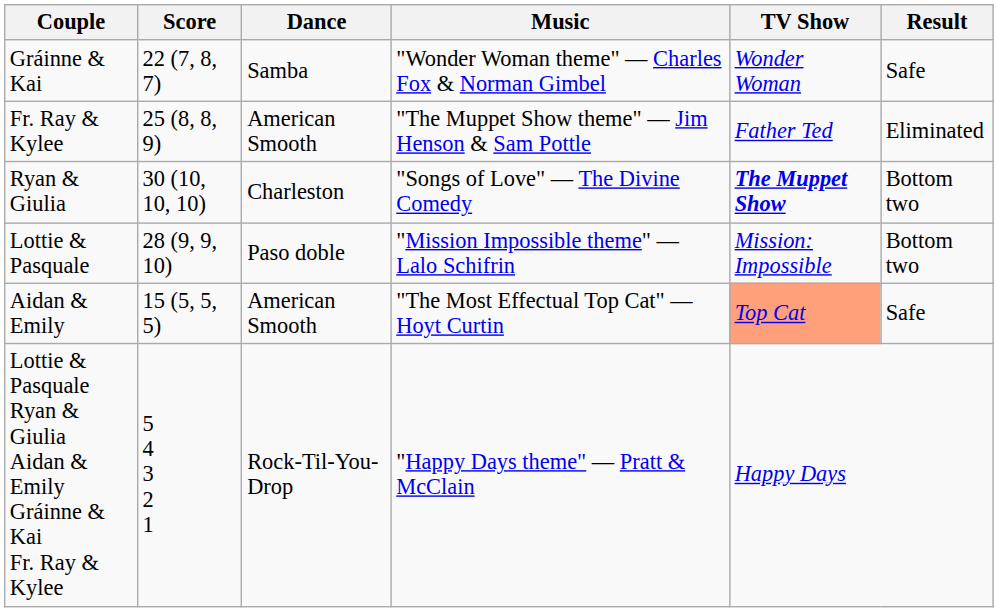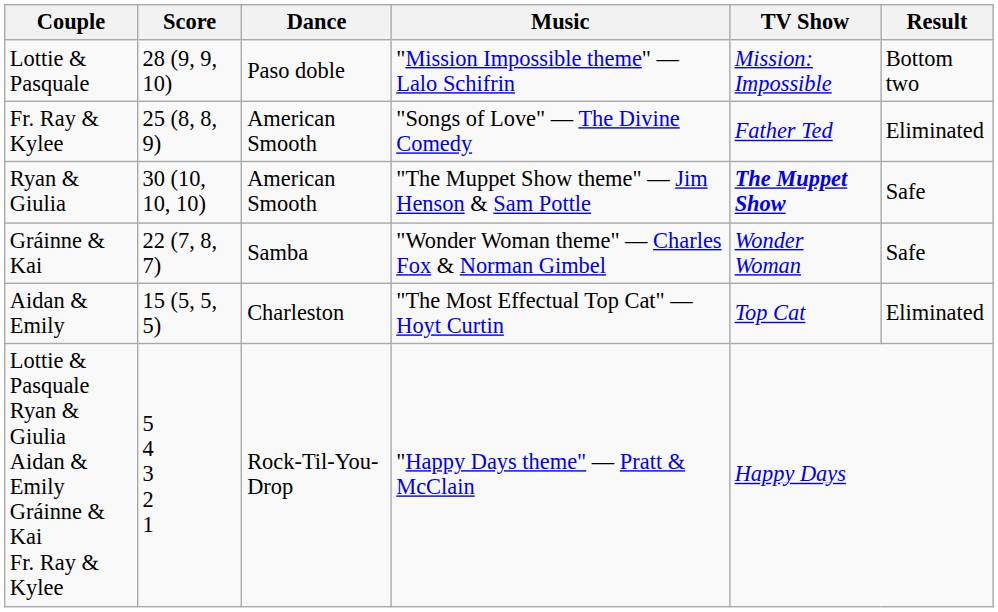rows swapped: (57, 70) <-> (50, 252)
(552, 131) "The Muppet Show theme" — Jim Henson & Sam Pottle -> (538, 131) "Songs of Love" — The Divine Comedy
(296, 191) Charleston -> (291, 191) American Smooth
(538, 191) "Songs of Love" — The Divine Comedy -> (552, 191) "The Muppet Show theme" — Jim Henson & Sam Pottle
(919, 191) Bottom two -> (906, 191) Safe
(291, 313) American Smooth -> (296, 313) Charleston
(770, 313) lightsalmon background -> (770, 313) no background
(906, 313) Safe -> (935, 313) Eliminated
